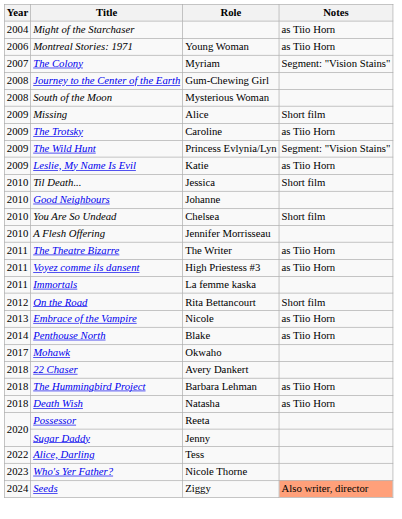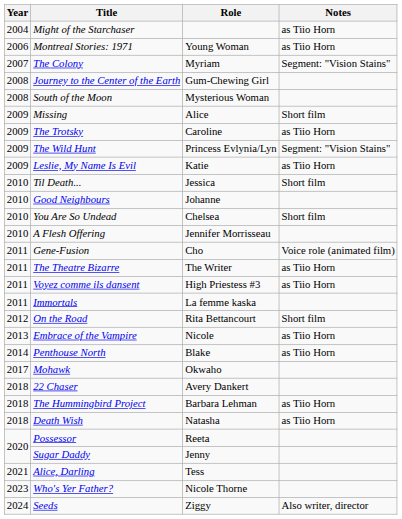+ row: (61, 251)
(18, 455) 2022 -> (18, 472) 2021
(325, 489) lightsalmon background -> (325, 506) no background
